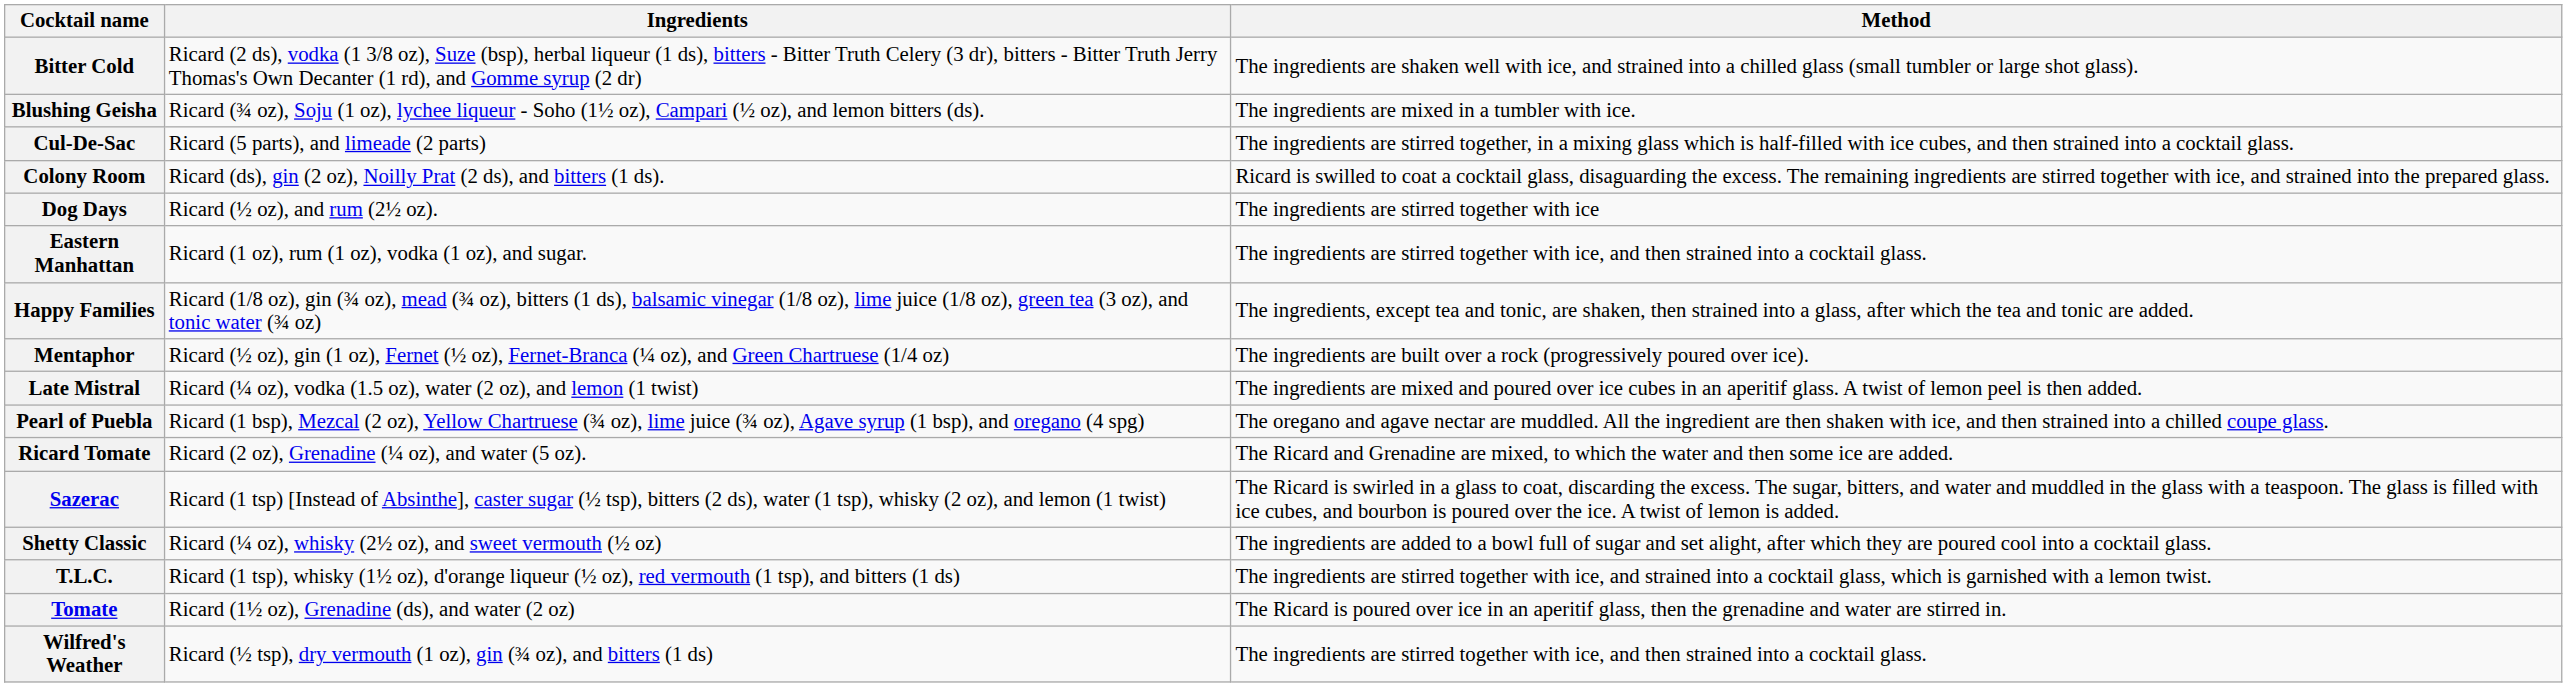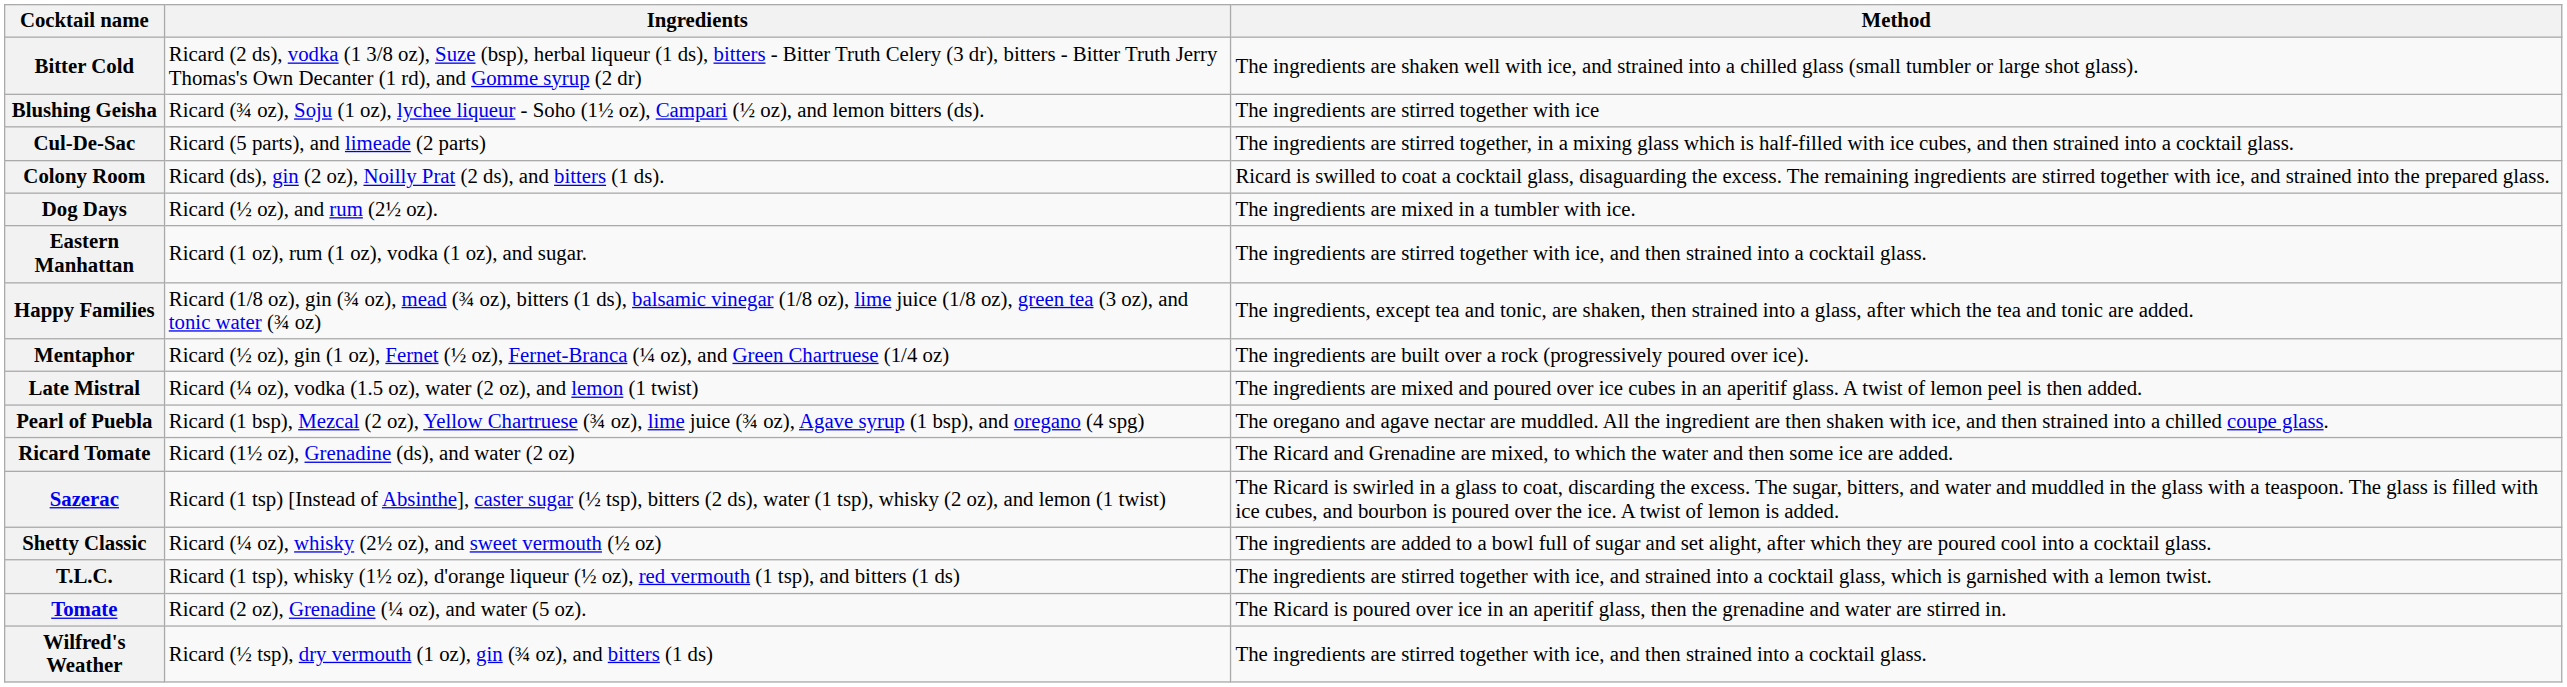(1436, 110) The ingredients are mixed in a tumbler with ice. -> (1417, 110) The ingredients are stirred together with ice
(1417, 209) The ingredients are stirred together with ice -> (1436, 209) The ingredients are mixed in a tumbler with ice.
(378, 454) Ricard (2 oz), Grenadine (¼ oz), and water (5 oz). -> (372, 454) Ricard (1½ oz), Grenadine (ds), and water (2 oz)
(372, 609) Ricard (1½ oz), Grenadine (ds), and water (2 oz) -> (378, 609) Ricard (2 oz), Grenadine (¼ oz), and water (5 oz).
